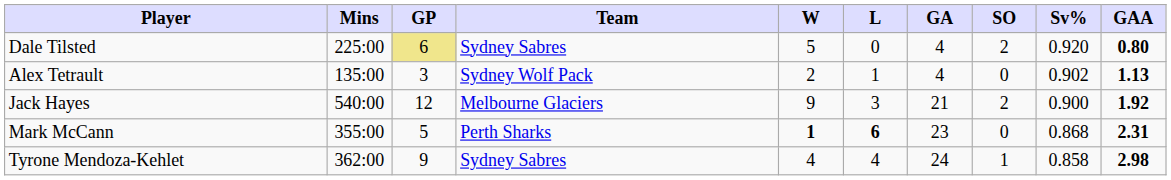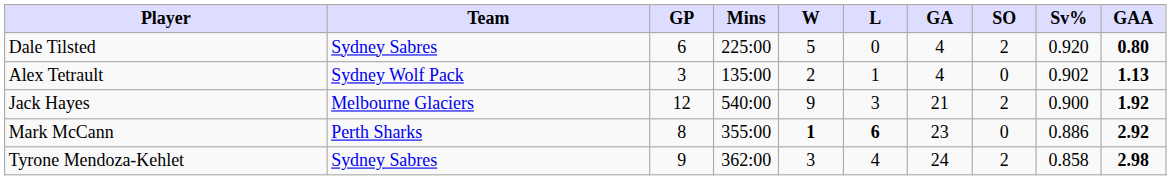columns swapped: (617, 18) <-> (359, 18)
(424, 47) khaki background -> (682, 47) no background
(424, 132) 5 -> (682, 132) 8
(1069, 132) 0.868 -> (1069, 132) 0.886
(1133, 132) 2.31 -> (1133, 132) 2.92
(811, 160) 4 -> (811, 160) 3
(1004, 160) 1 -> (1004, 160) 2
